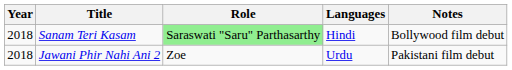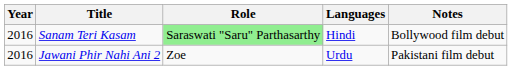(20, 34) 2018 -> (20, 34) 2016
(20, 55) 2018 -> (20, 55) 2016
